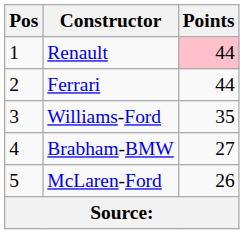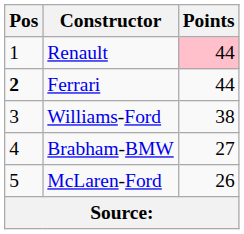(14, 84) normal -> (14, 84) bold
(225, 116) 35 -> (225, 116) 38
